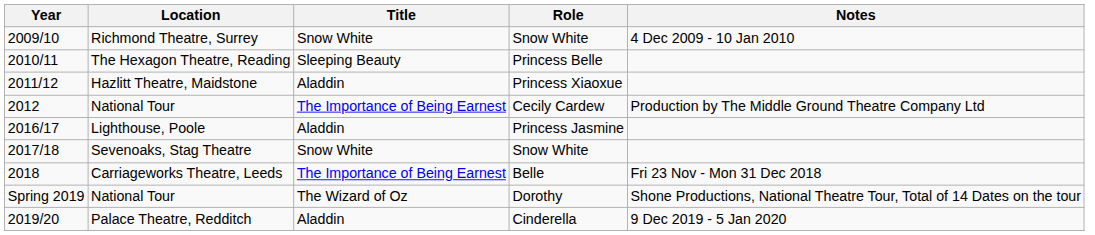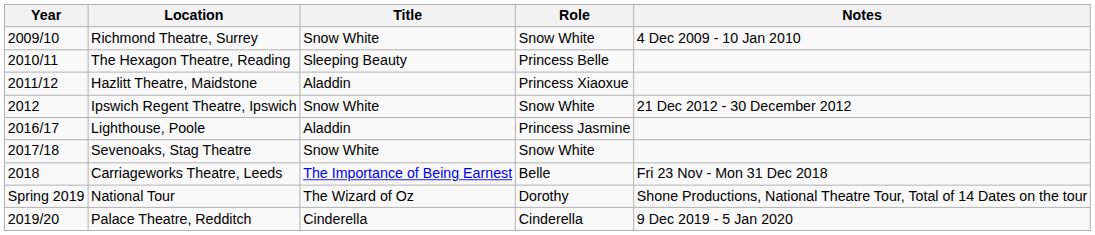- row: (24, 106)
+ row: (24, 106)
(321, 219) Aladdin -> (335, 219) Cinderella
